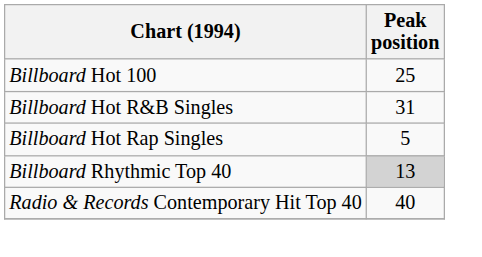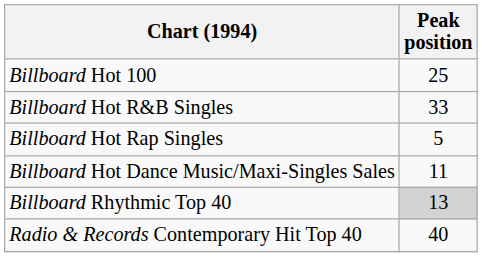(405, 107) 31 -> (438, 107) 33
+ row: (202, 171)
